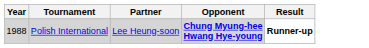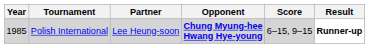+ column: (290, 12)
(17, 31) 1988 -> (17, 31) 1985
